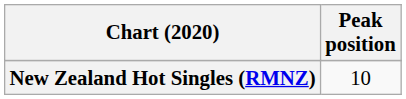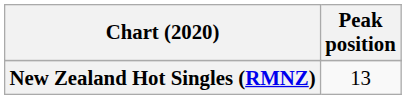(361, 77) 10 -> (361, 77) 13
